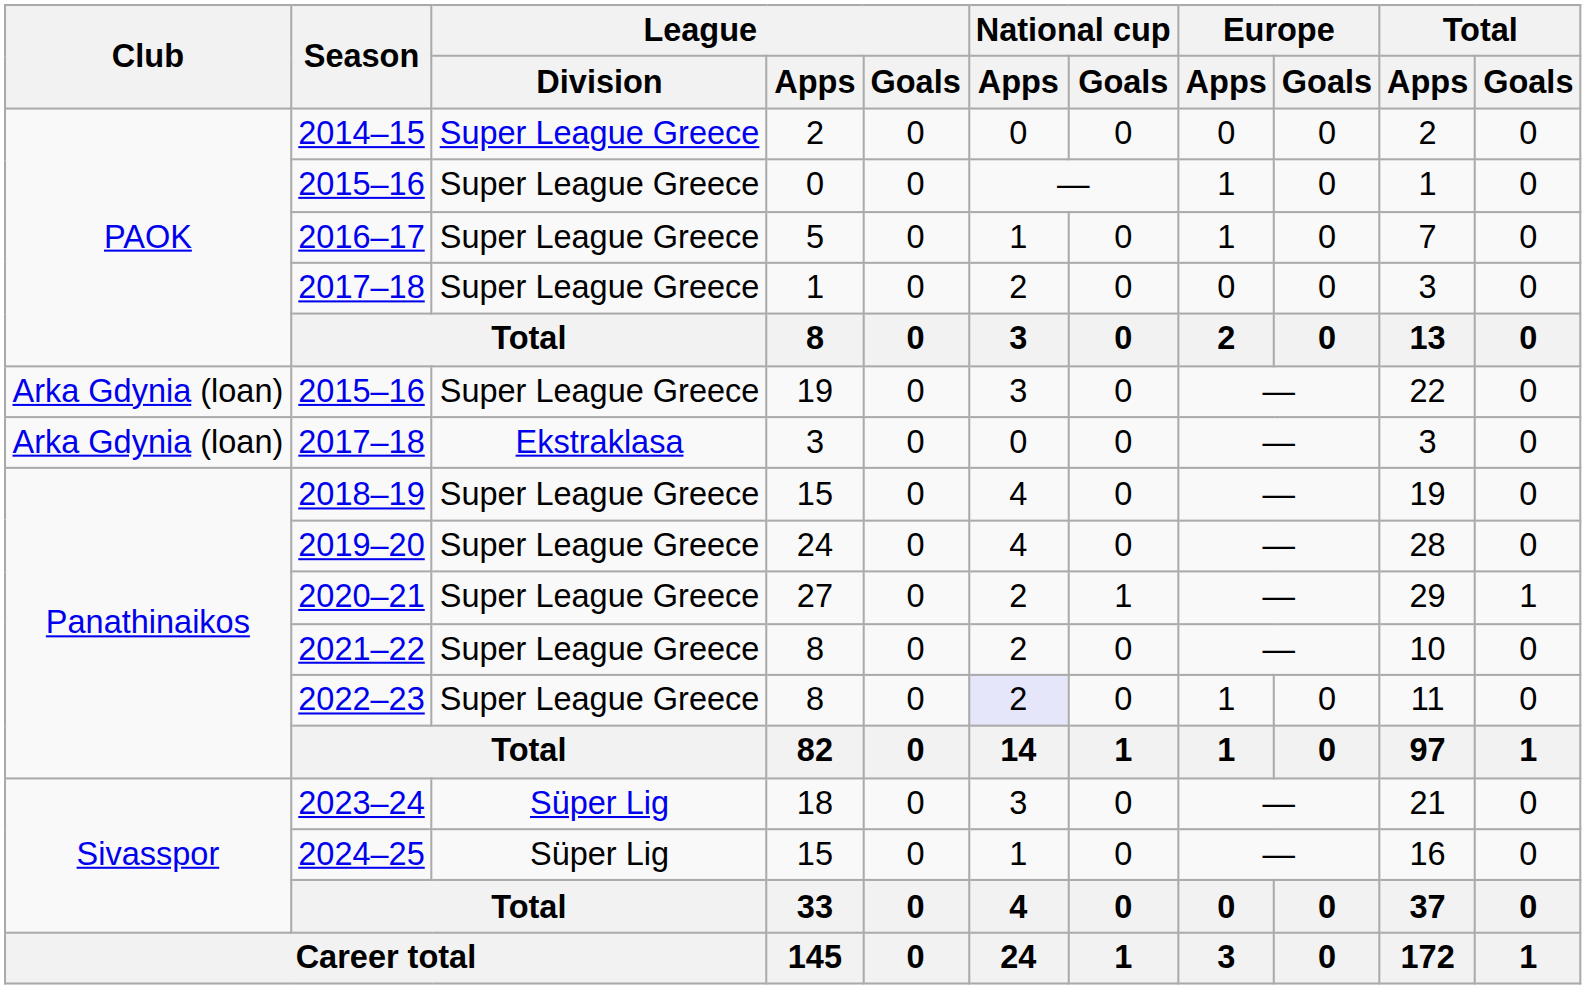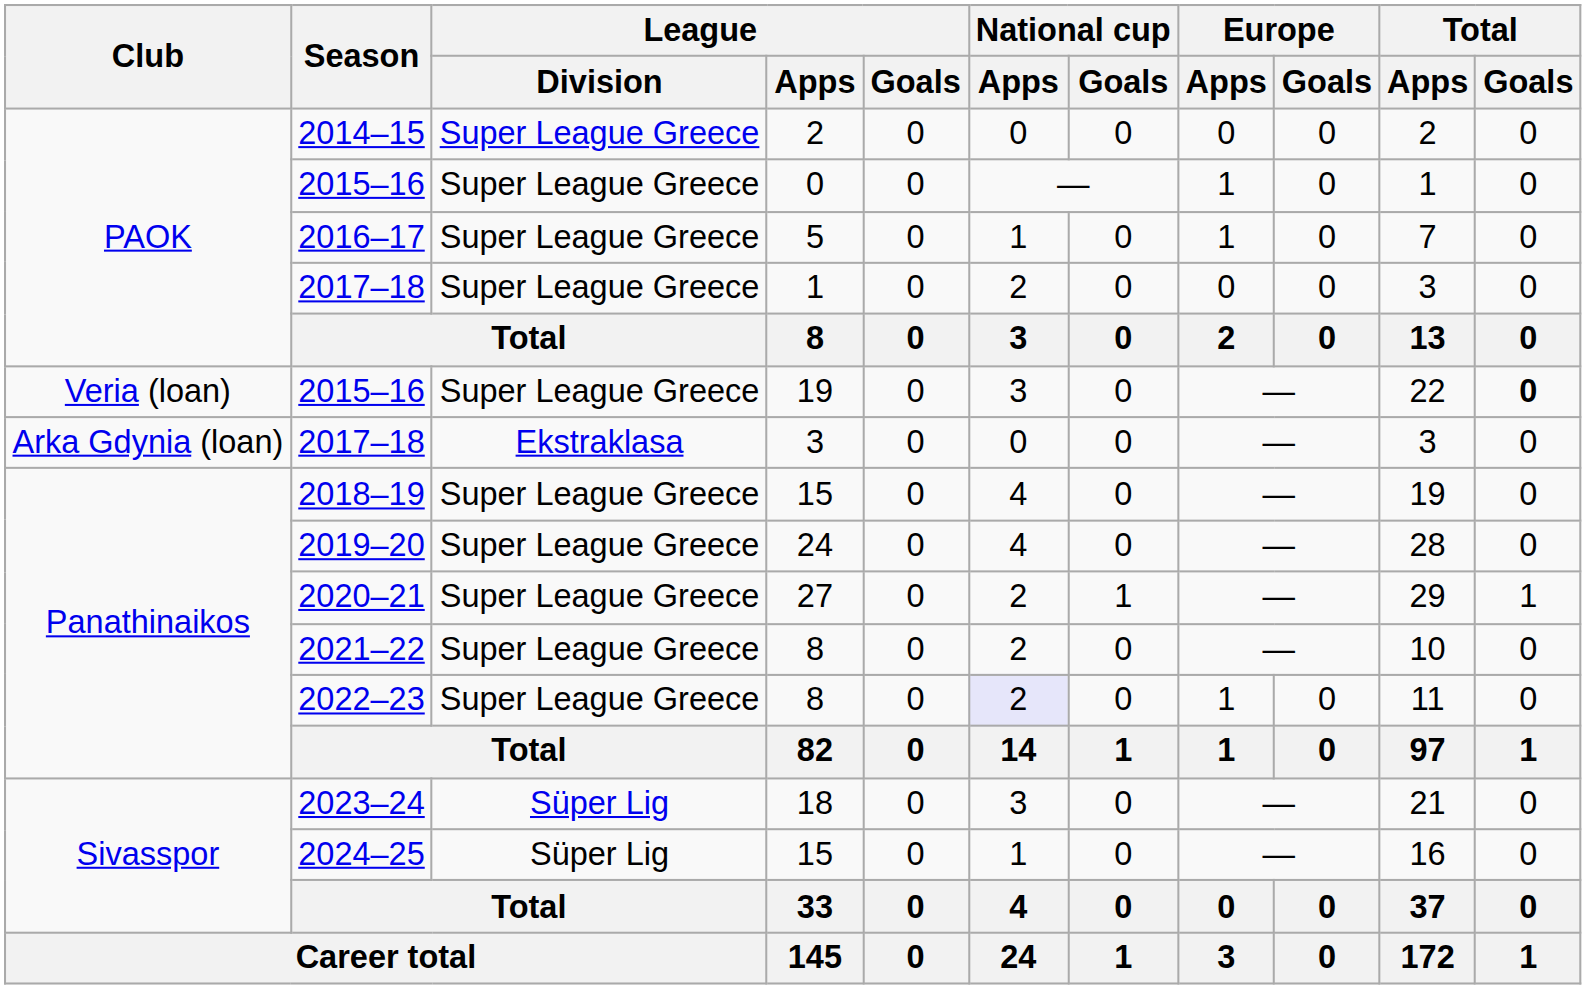(148, 390) Arka Gdynia (loan) -> (148, 390) Veria (loan)
(1528, 390) normal -> (1528, 390) bold
